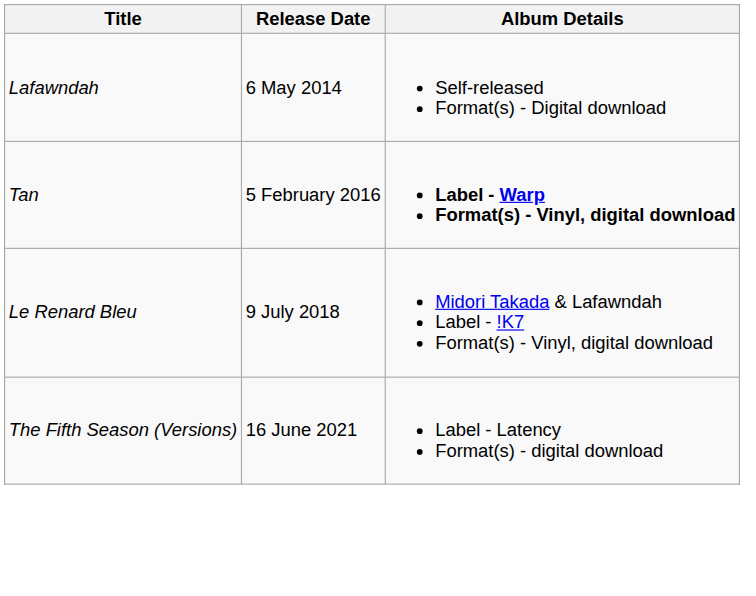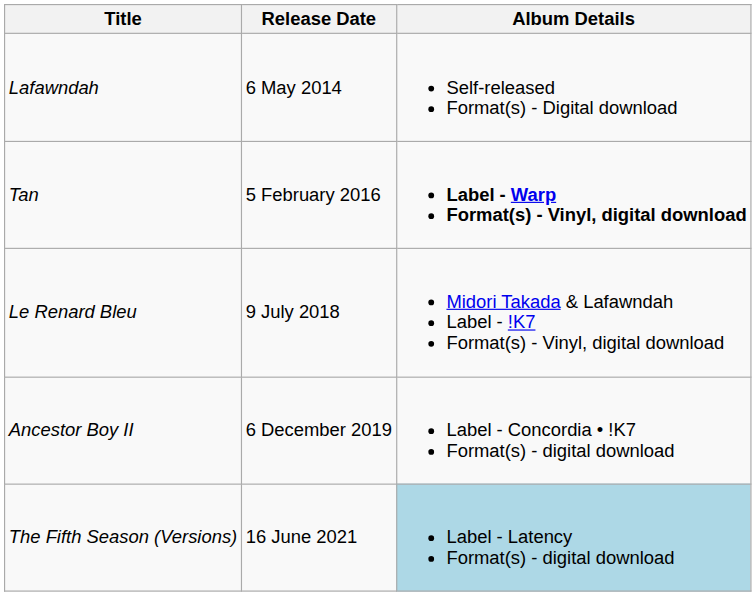+ row: (71, 430)
(562, 441) no background -> (574, 548) lightblue background
